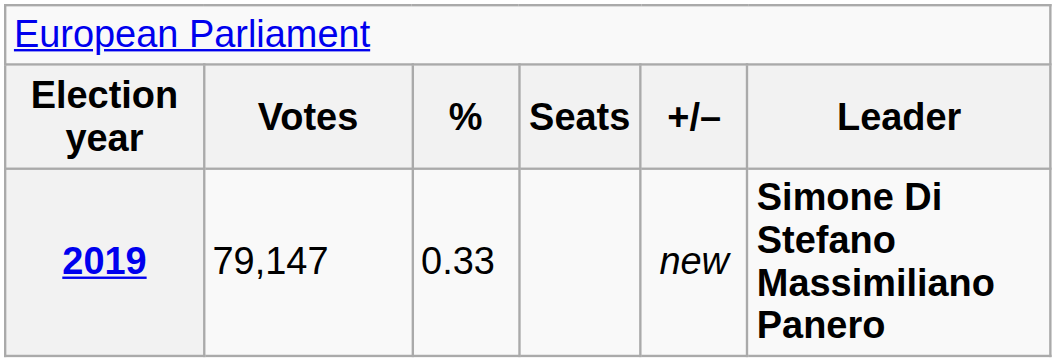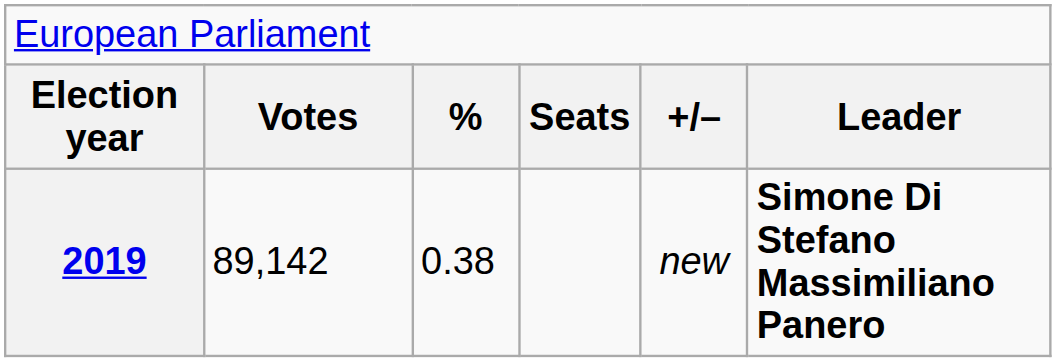(270, 261) 79,147 -> (270, 261) 89,142
(458, 261) 0.33 -> (458, 261) 0.38
